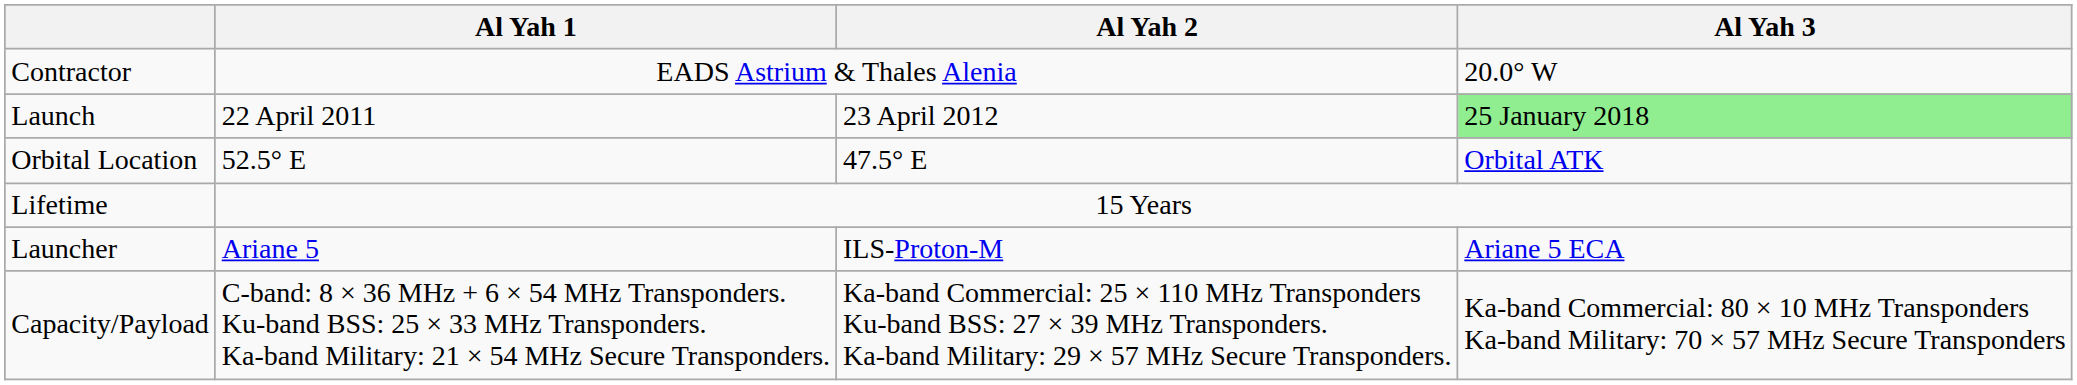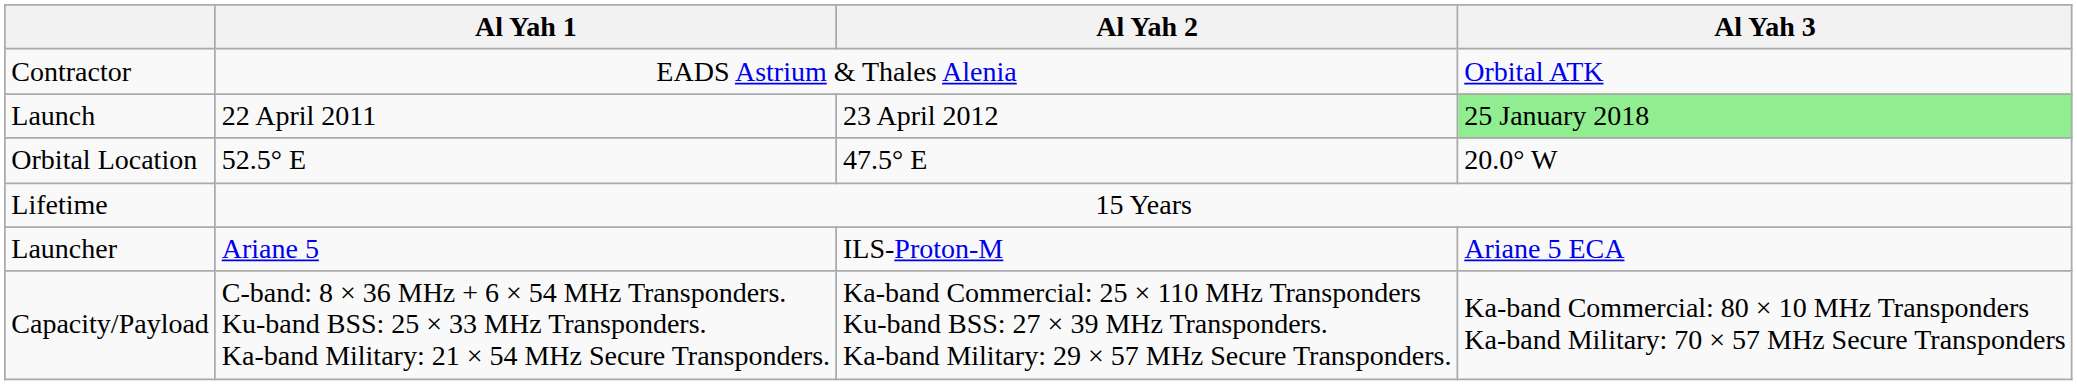(1511, 71) 20.0° W -> (1534, 71) Orbital ATK
(1534, 159) Orbital ATK -> (1511, 159) 20.0° W
